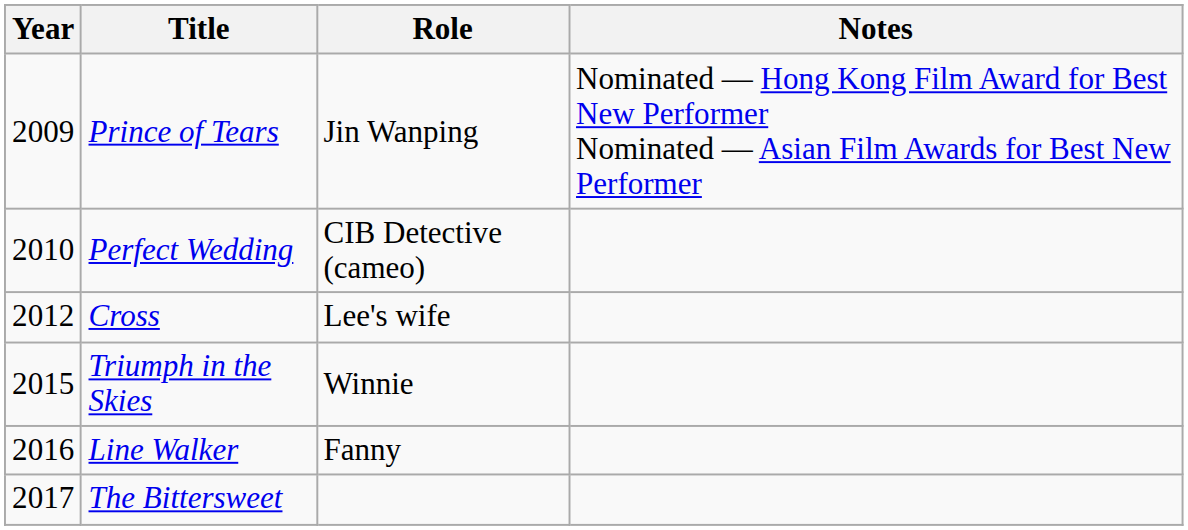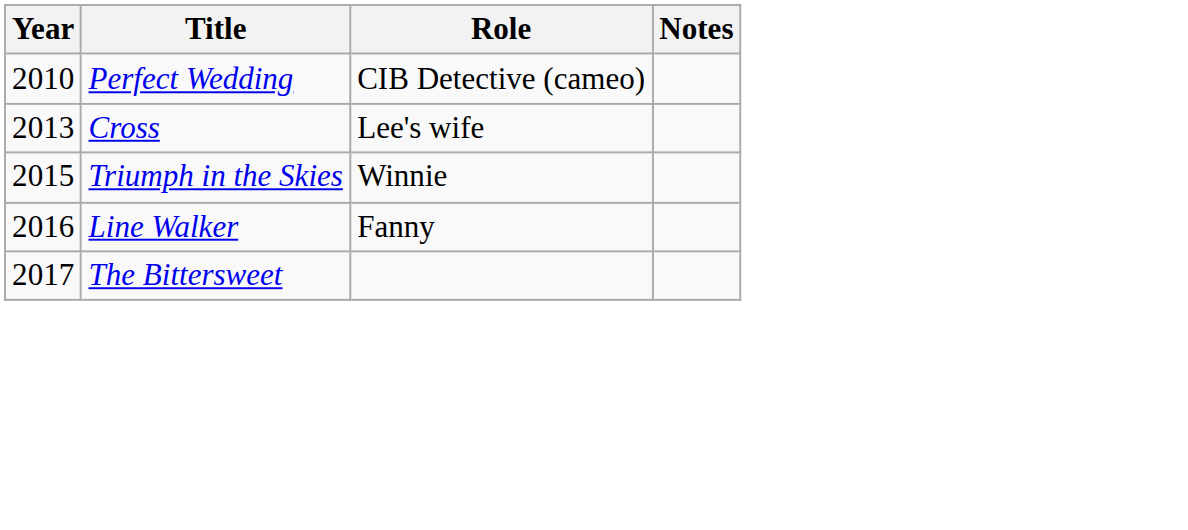- row: (184, 130)
(43, 316) 2012 -> (43, 127) 2013
